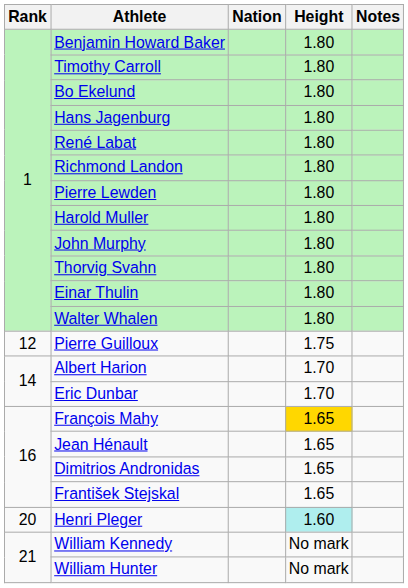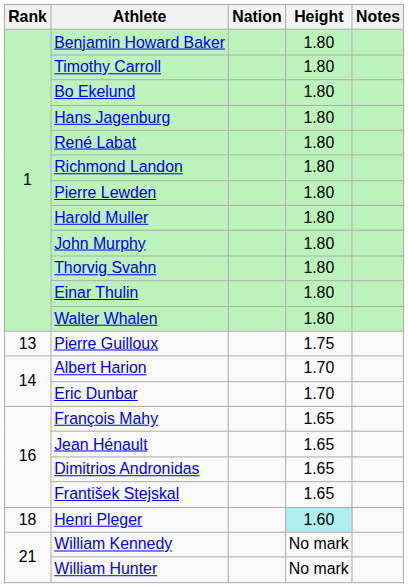(28, 343) 12 -> (28, 343) 13
(319, 419) gold background -> (319, 419) no background
(28, 519) 20 -> (28, 519) 18
